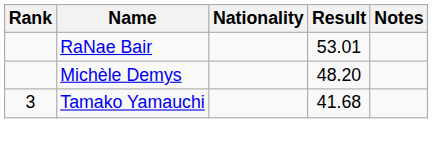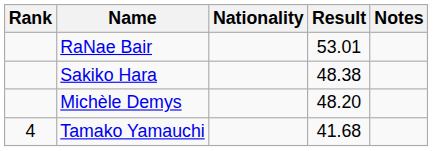+ row: (109, 74)
(30, 103) 3 -> (30, 131) 4
